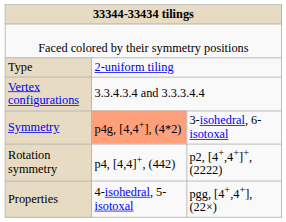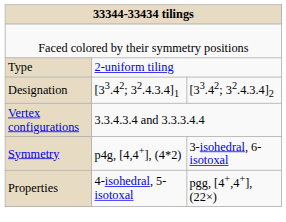+ row: (38, 90)
(138, 127) lightsalmon background -> (138, 153) no background
- row: (33, 162)
